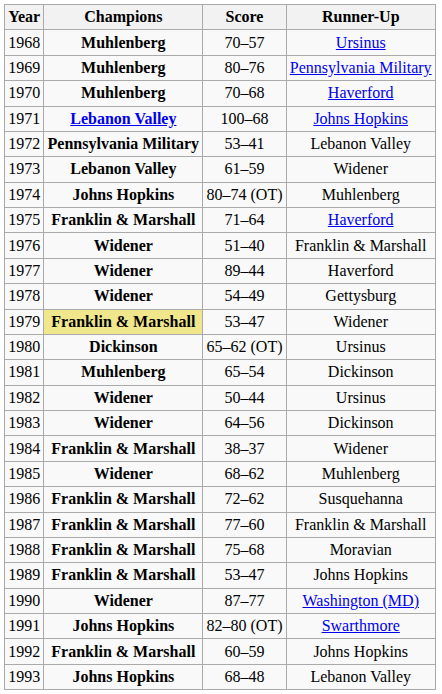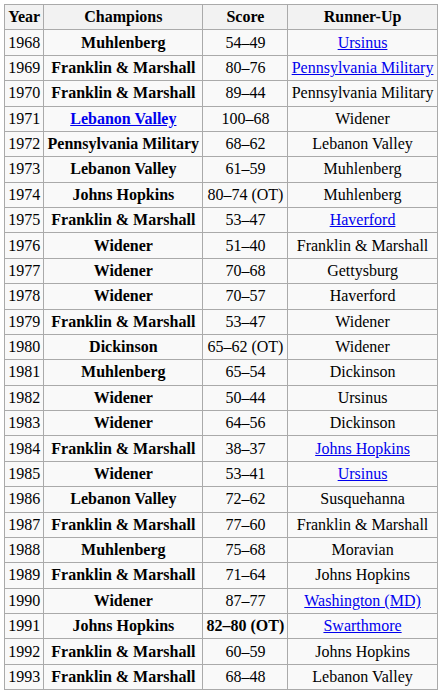(244, 42) 70–57 -> (245, 42) 54–49
(123, 67) Muhlenberg -> (123, 67) Franklin & Marshall
(123, 93) Muhlenberg -> (123, 93) Franklin & Marshall
(244, 93) 70–68 -> (245, 93) 89–44
(361, 93) Haverford -> (363, 93) Pennsylvania Military
(361, 118) Johns Hopkins -> (363, 118) Widener
(244, 144) 53–41 -> (245, 144) 68–62
(361, 169) Widener -> (363, 169) Muhlenberg
(244, 220) 71–64 -> (245, 220) 53–47
(244, 270) 89–44 -> (245, 270) 70–68
(361, 270) Haverford -> (363, 270) Gettysburg
(244, 296) 54–49 -> (245, 296) 70–57
(361, 296) Gettysburg -> (363, 296) Haverford
(123, 321) khaki background -> (123, 321) no background
(361, 347) Ursinus -> (363, 347) Widener
(361, 448) Widener -> (363, 448) Johns Hopkins
(244, 473) 68–62 -> (245, 473) 53–41
(361, 473) Muhlenberg -> (363, 473) Ursinus
(123, 499) Franklin & Marshall -> (123, 499) Lebanon Valley
(123, 550) Franklin & Marshall -> (123, 550) Muhlenberg
(244, 575) 53–47 -> (245, 575) 71–64
(244, 626) normal -> (245, 626) bold
(123, 676) Johns Hopkins -> (123, 676) Franklin & Marshall
